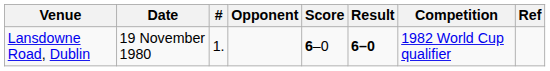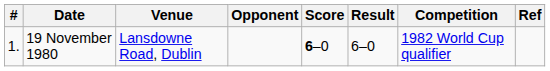columns swapped: (219, 15) <-> (60, 15)
(363, 46) bold -> (363, 46) normal
